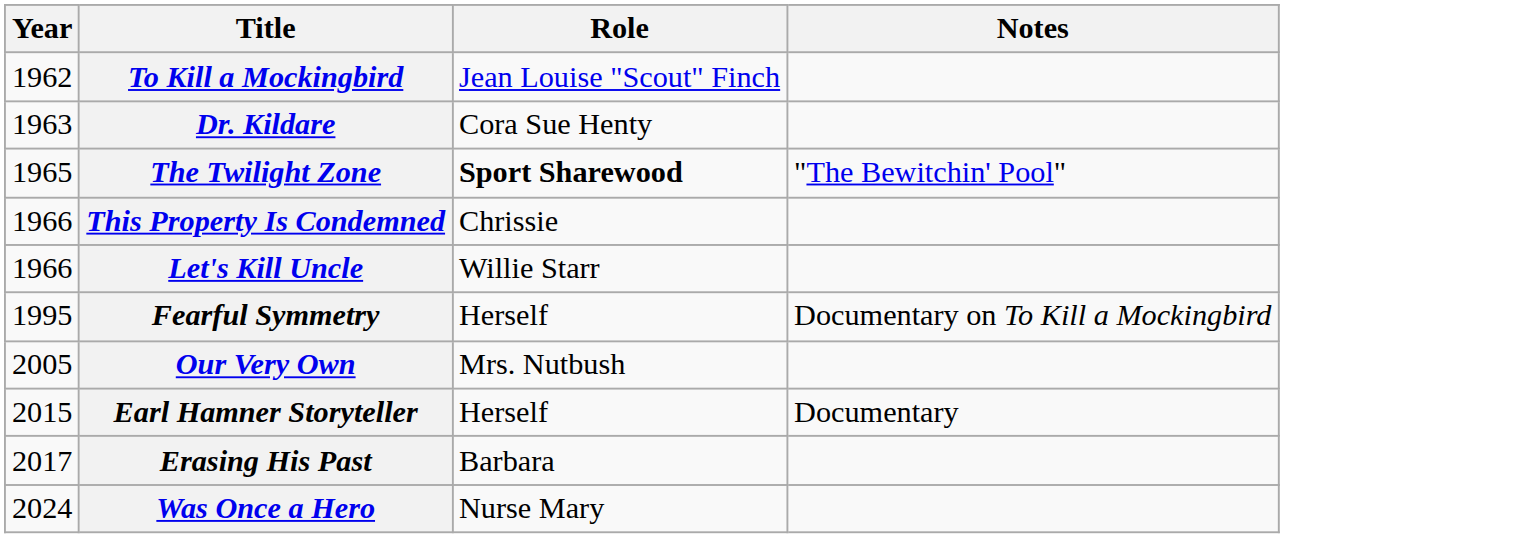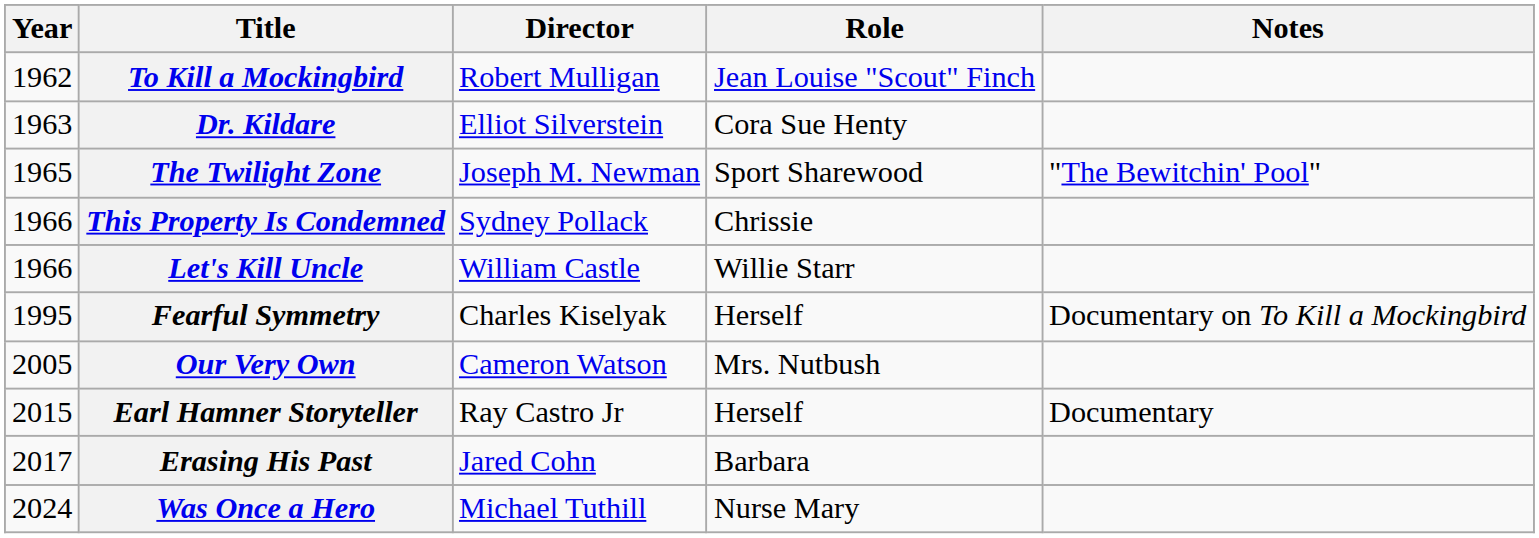+ column: (580, 28)
(571, 172) bold -> (819, 172) normal
